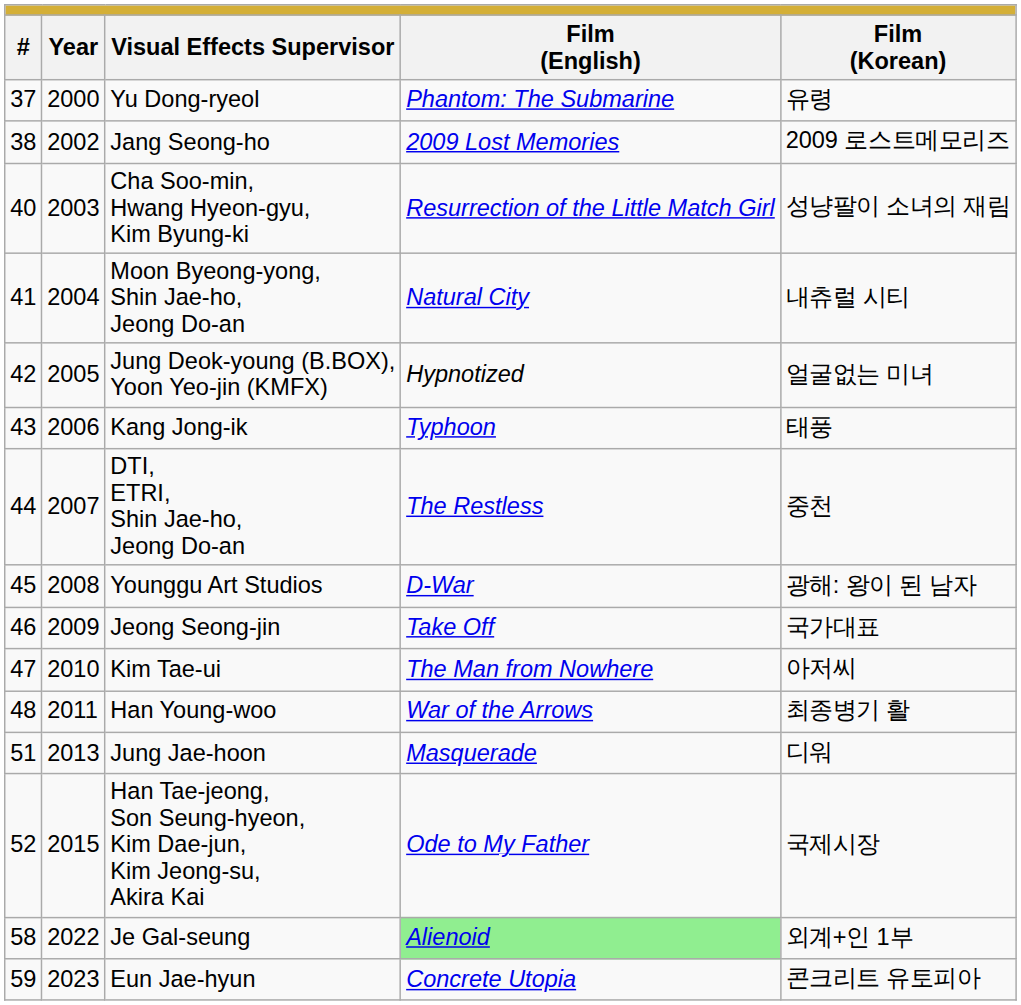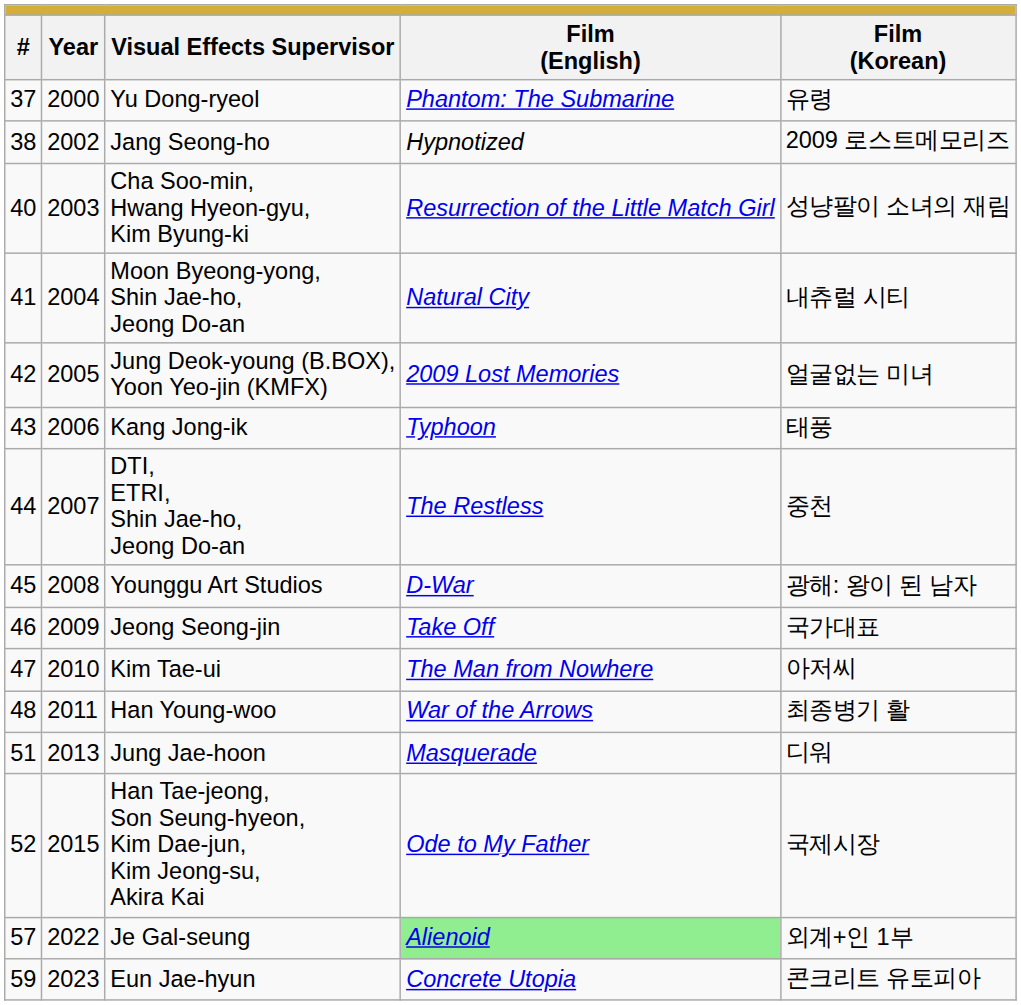(513, 141) 2009 Lost Memories -> (465, 141) Hypnotized
(465, 374) Hypnotized -> (513, 374) 2009 Lost Memories
(23, 937) 58 -> (23, 937) 57
